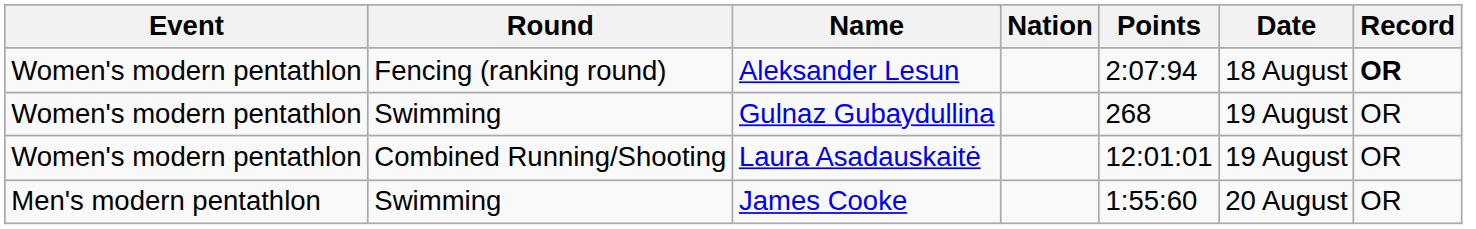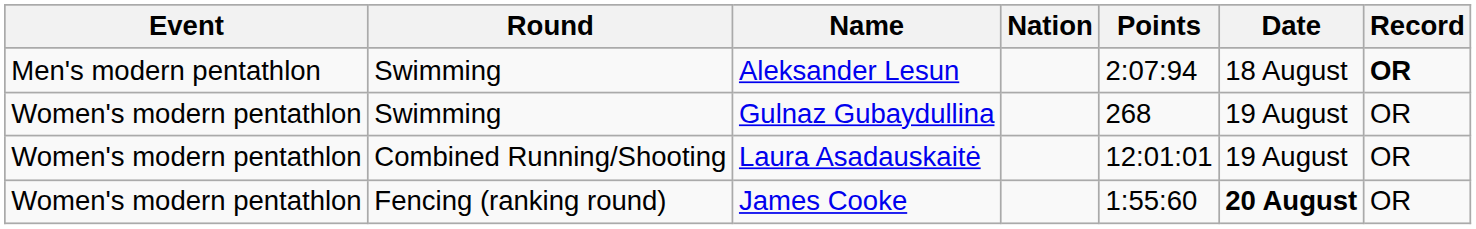(186, 69) Women's modern pentathlon -> (166, 69) Men's modern pentathlon
(520, 69) Fencing (ranking round) -> (438, 69) Swimming
(166, 200) Men's modern pentathlon -> (186, 200) Women's modern pentathlon
(438, 200) Swimming -> (520, 200) Fencing (ranking round)
(1286, 200) normal -> (1291, 200) bold
